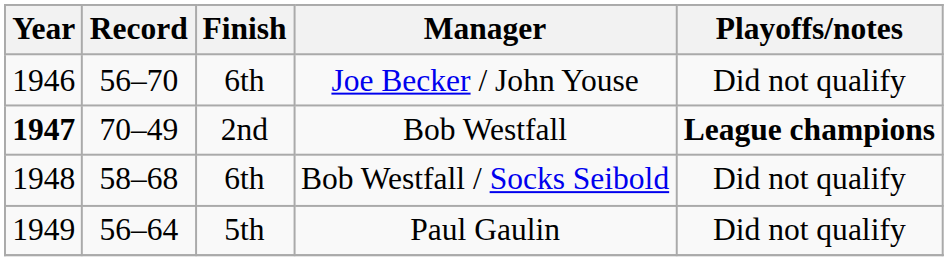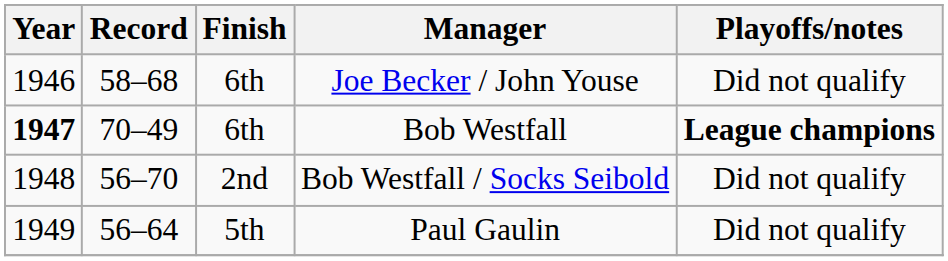(139, 79) 56–70 -> (139, 79) 58–68
(244, 129) 2nd -> (244, 129) 6th
(139, 179) 58–68 -> (139, 179) 56–70
(244, 179) 6th -> (244, 179) 2nd
